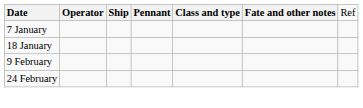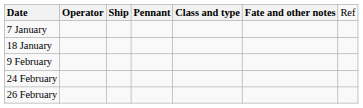+ row: (32, 95)
